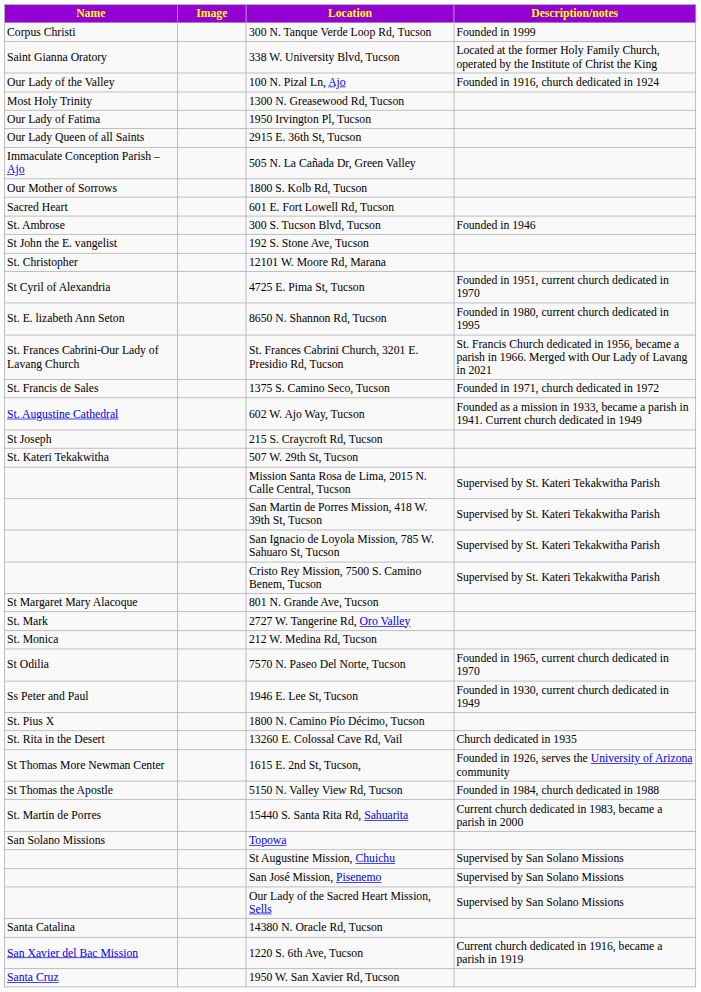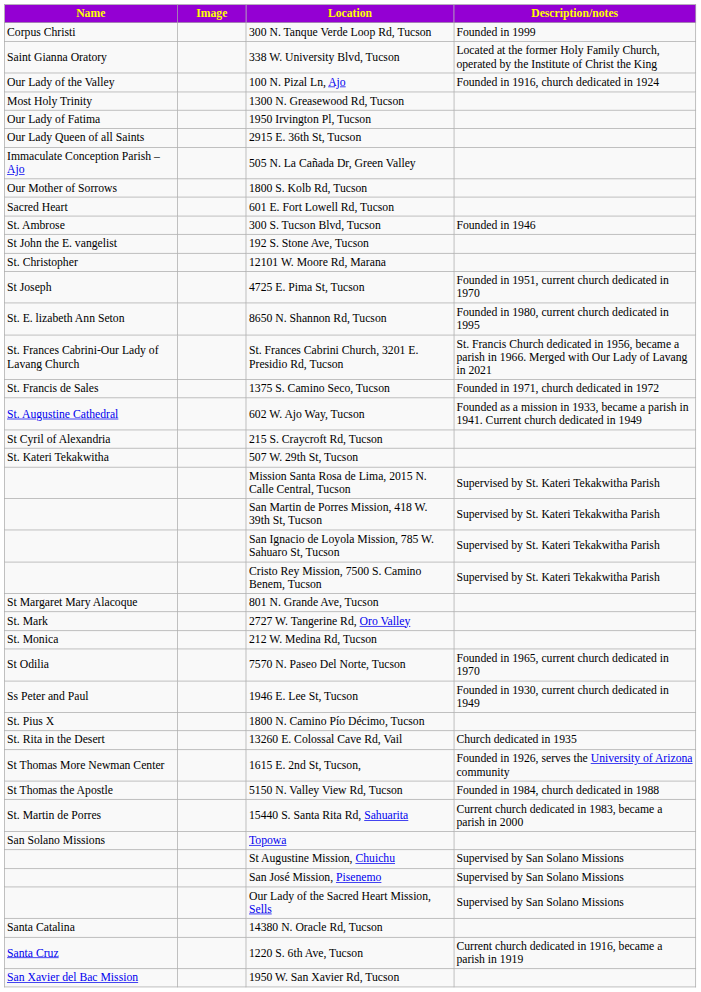(59, 287) St Cyril of Alexandria -> (29, 287) St Joseph
(29, 439) St Joseph -> (59, 439) St Cyril of Alexandria
(73, 952) San Xavier del Bac Mission -> (33, 952) Santa Cruz
(33, 978) Santa Cruz -> (73, 978) San Xavier del Bac Mission
